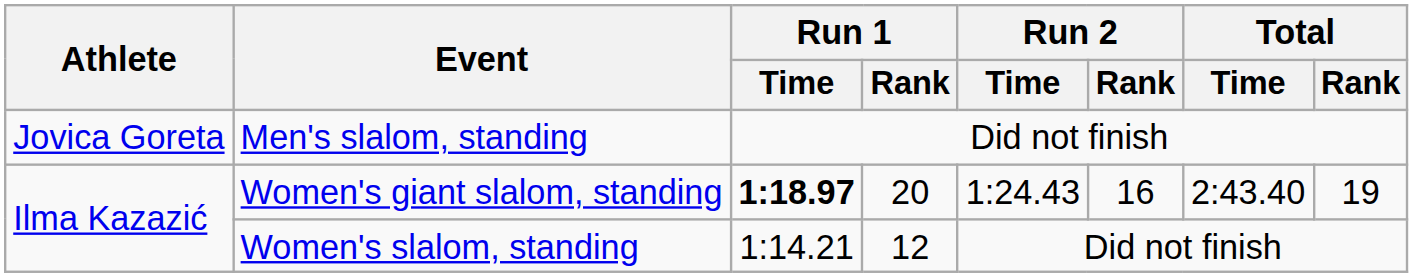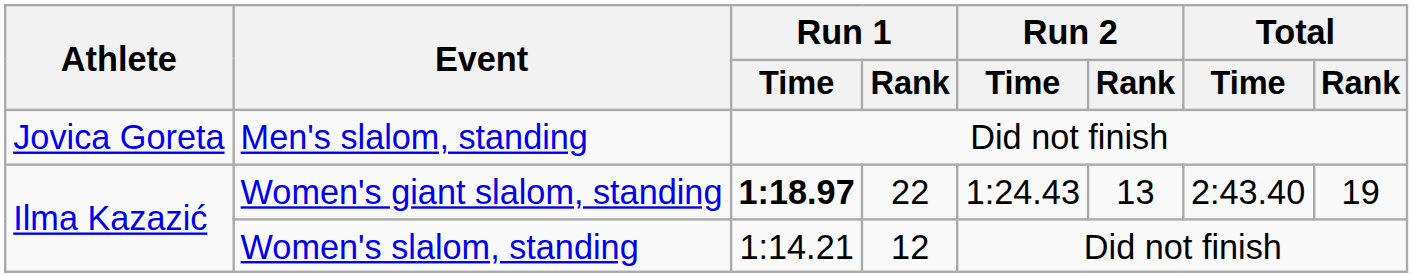(910, 192) 20 -> (910, 192) 22
(1135, 192) 16 -> (1135, 192) 13
